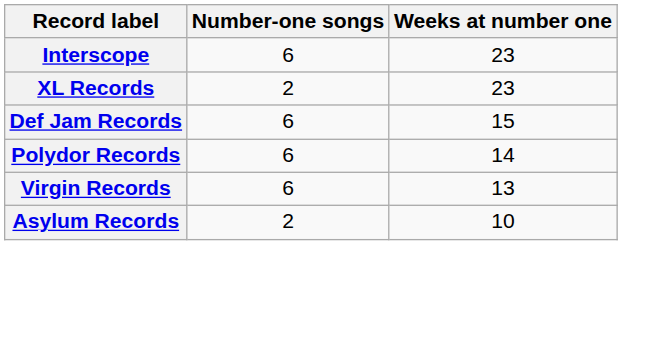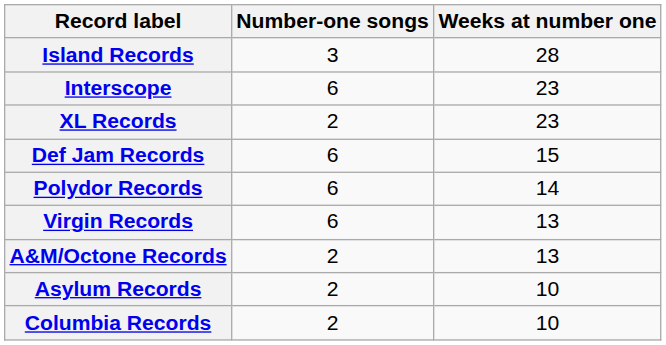+ row: (118, 54)
+ row: (118, 255)
+ row: (118, 322)
